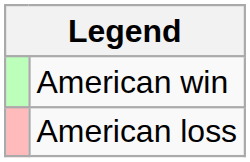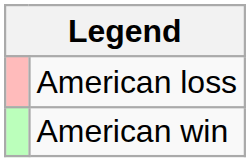rows swapped: (132, 81) <-> (137, 132)
